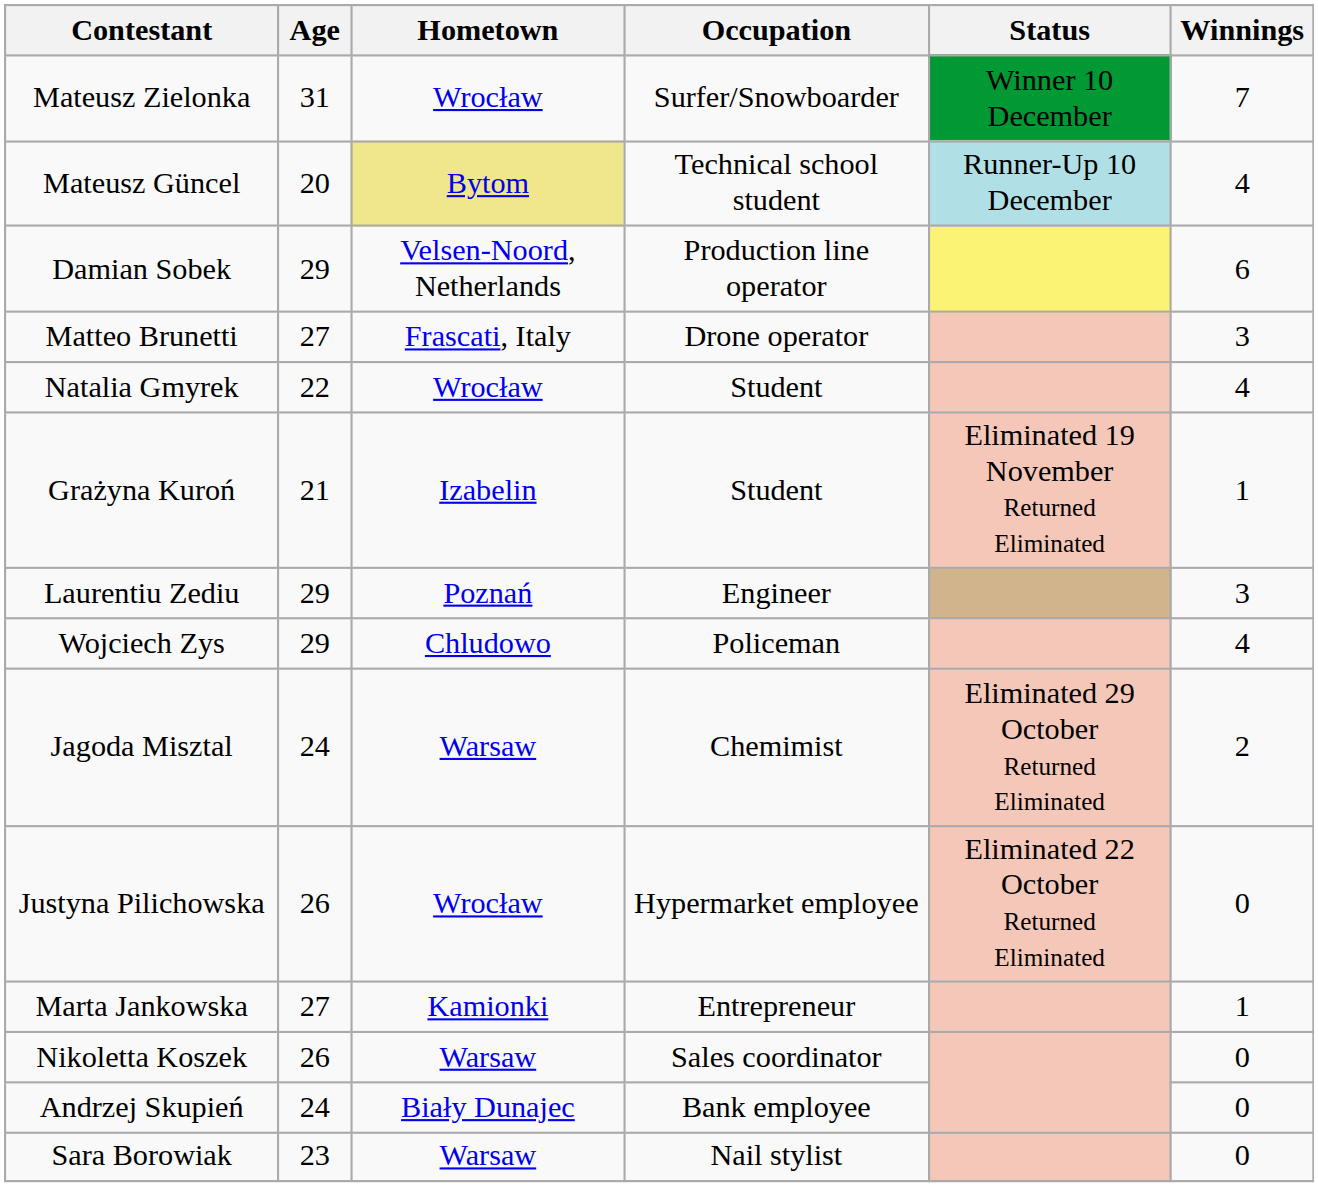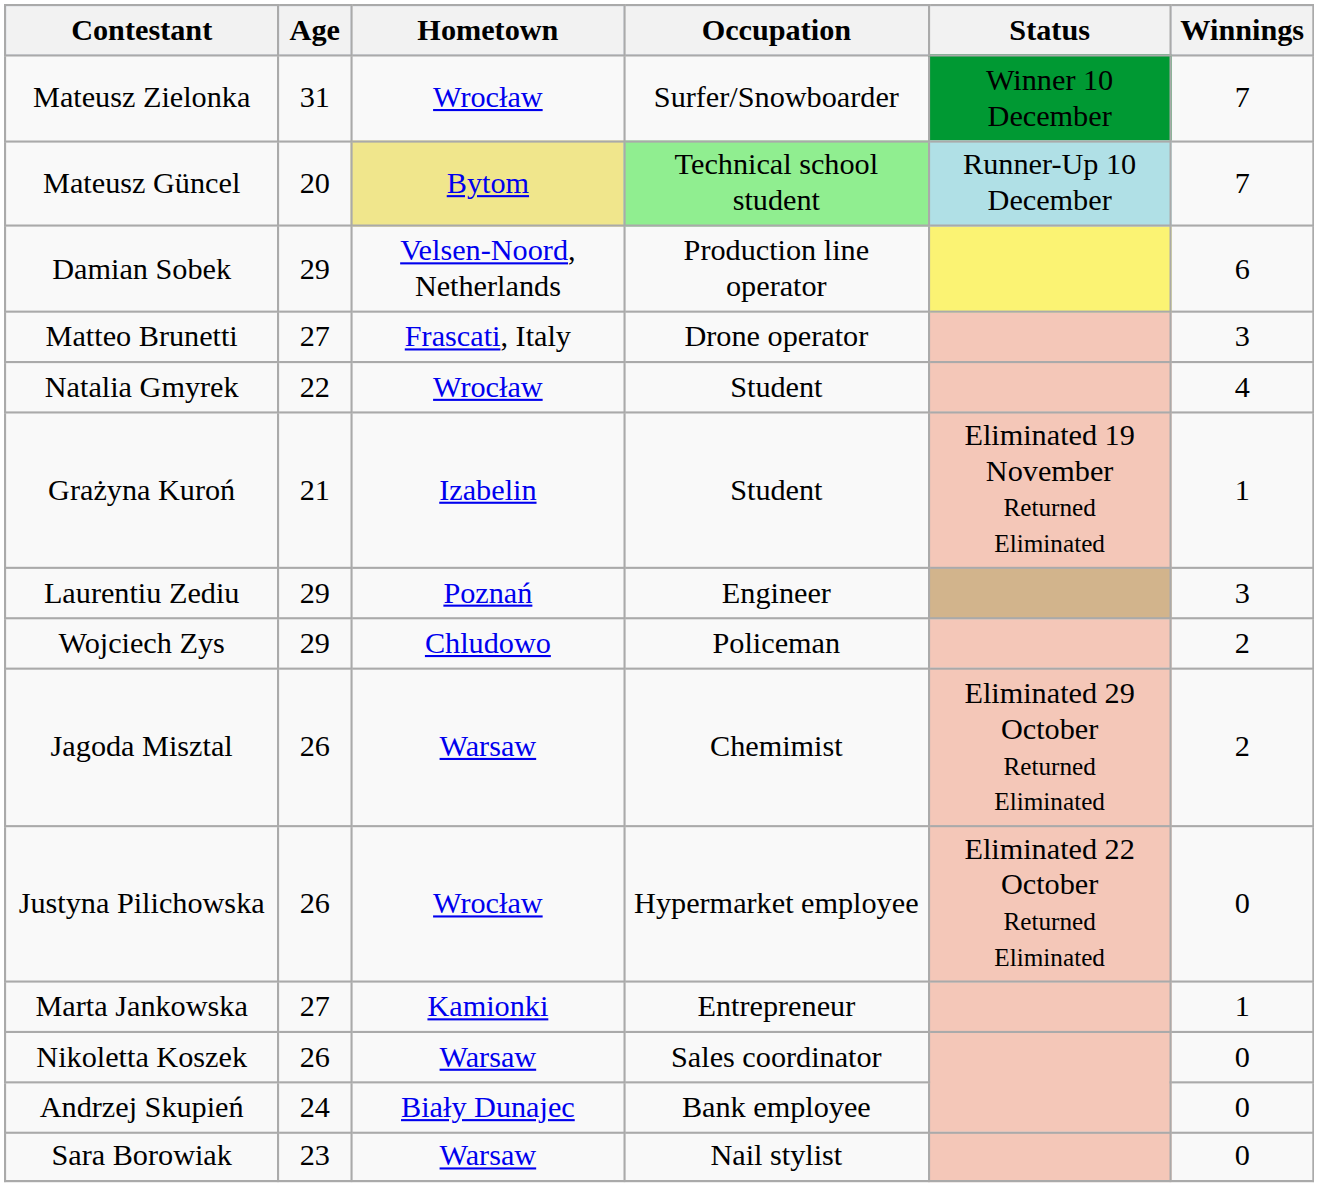(776, 183) no background -> (776, 183) lightgreen background
(1242, 183) 4 -> (1242, 183) 7
(1242, 643) 4 -> (1242, 643) 2
(315, 746) 24 -> (315, 746) 26
